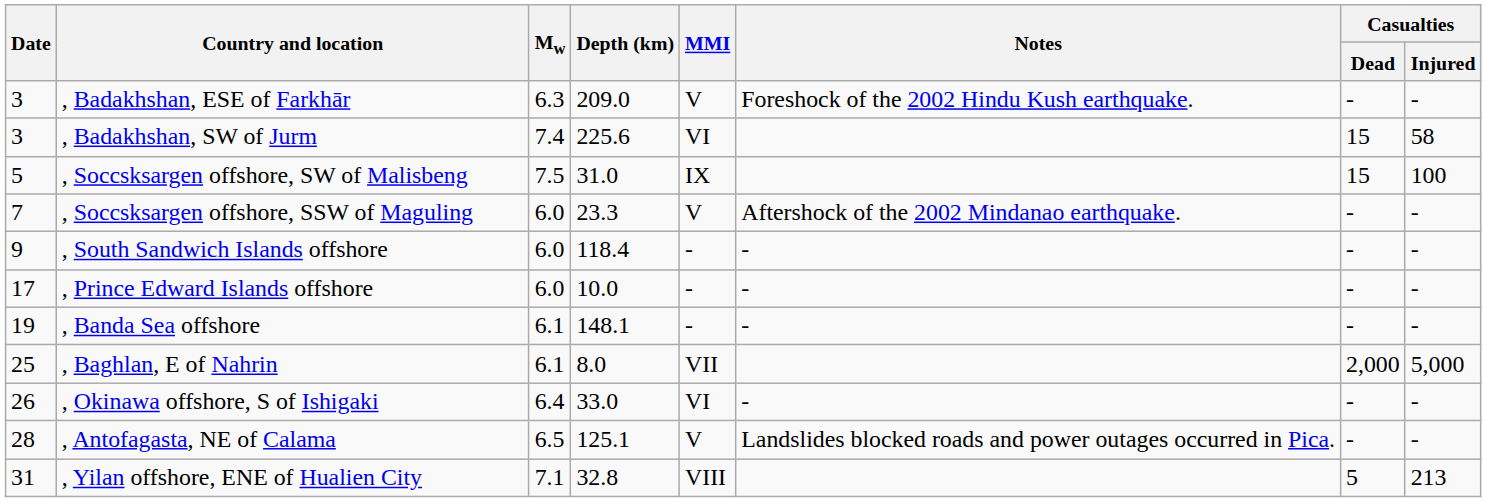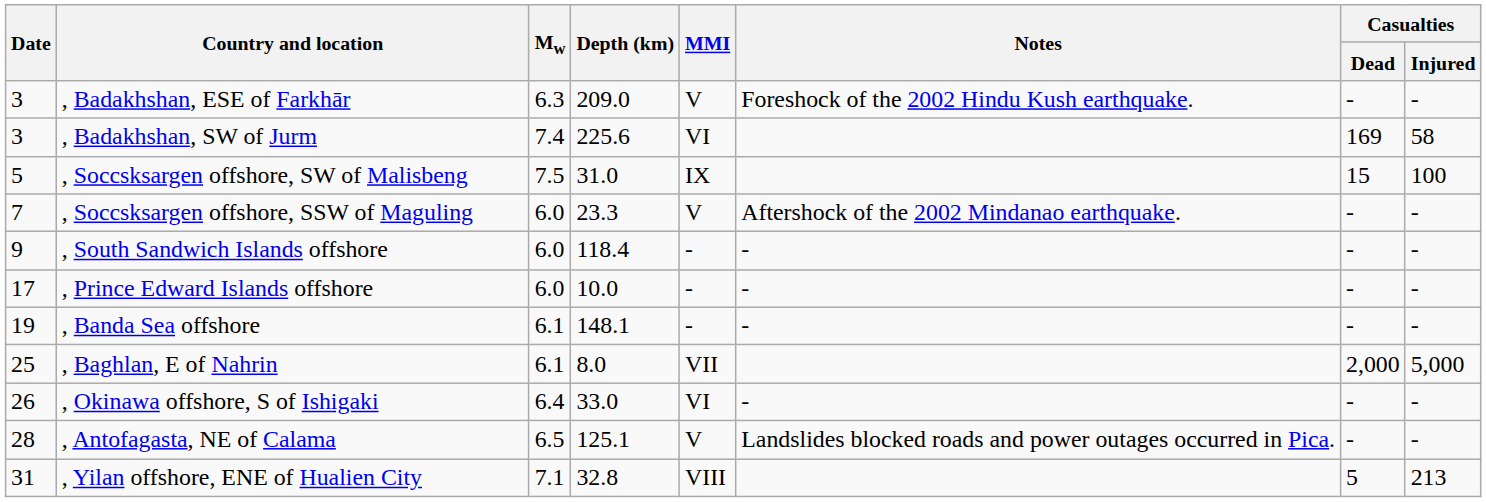(1358, 136) 15 -> (1364, 136) 169
